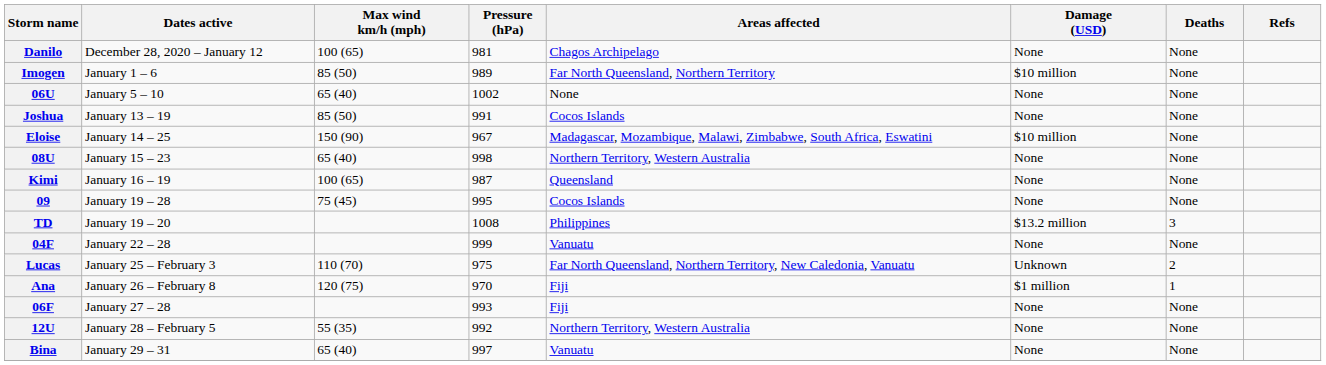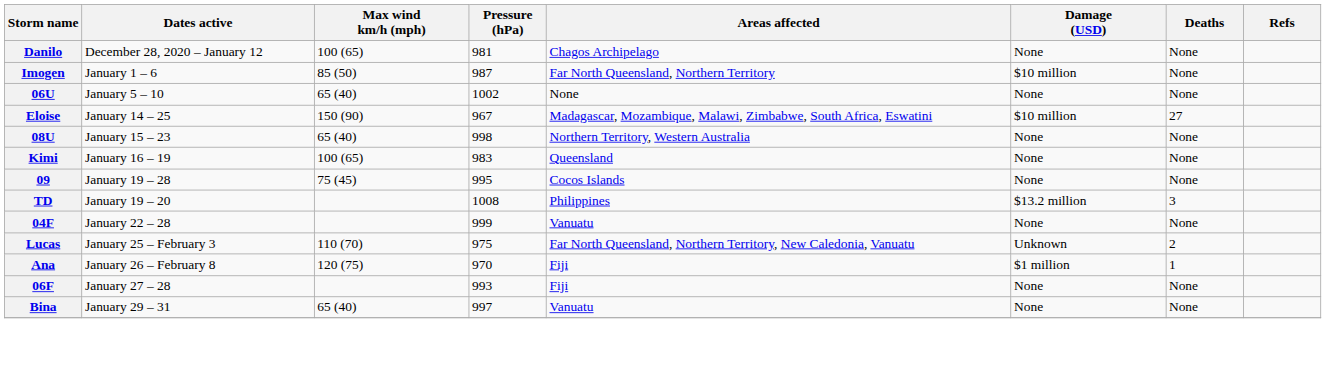(482, 72) 989 -> (482, 72) 987
- row: (43, 115)
(1183, 136) None -> (1176, 115) 27
(482, 179) 987 -> (482, 158) 983
- row: (43, 328)
